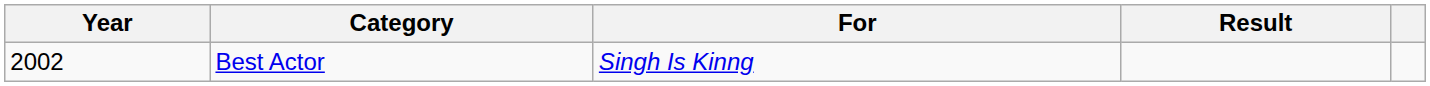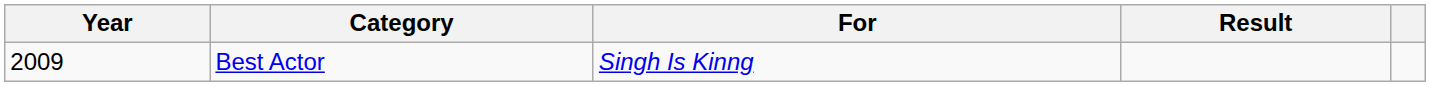(37, 61) 2002 -> (37, 61) 2009
